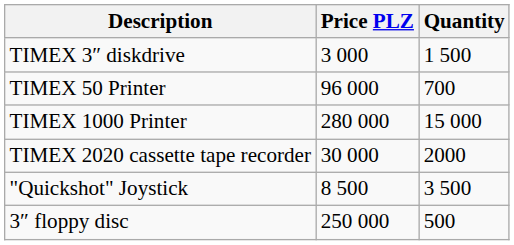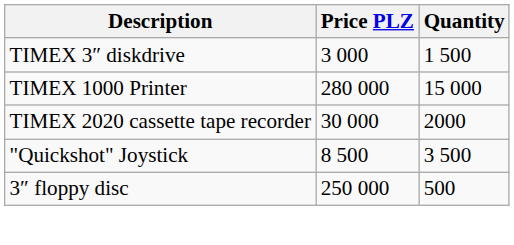- row: (88, 88)
